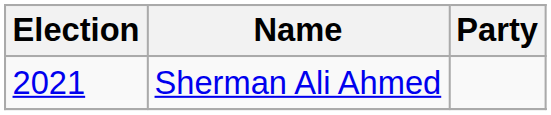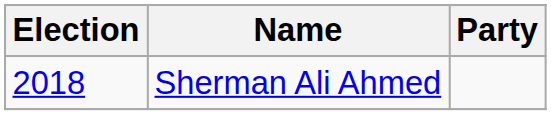(49, 82) 2021 -> (49, 82) 2018
